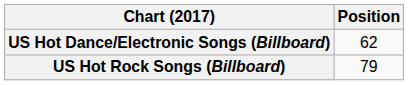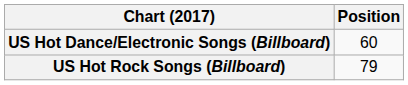(369, 42) 62 -> (369, 42) 60
